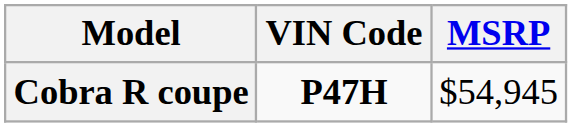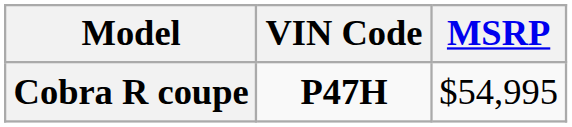(499, 91) $54,945 -> (499, 91) $54,995
